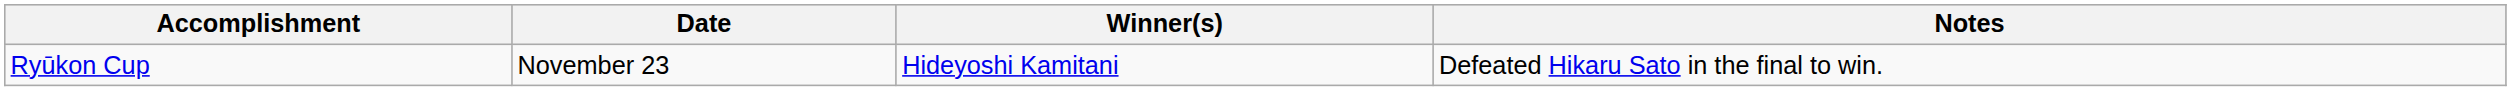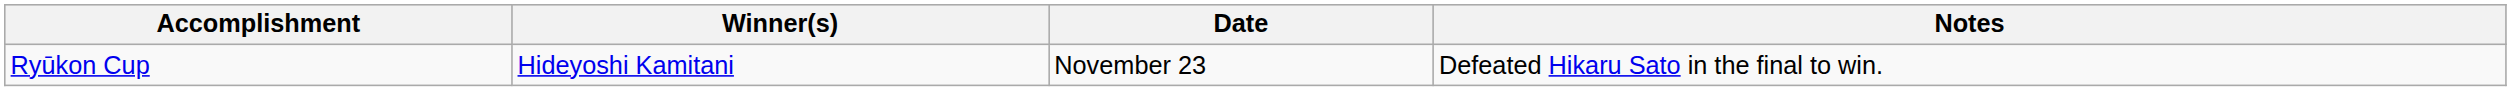columns swapped: (1165, 24) <-> (704, 24)
